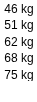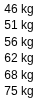+ row: (19, 42)
